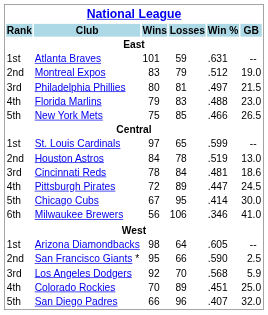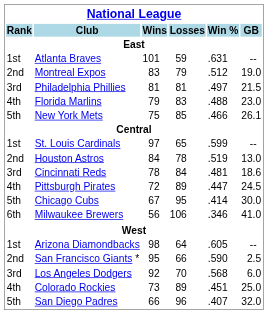(151, 87) 80 -> (151, 87) 81
(251, 115) 26.5 -> (251, 115) 26.1
(251, 273) 5.9 -> (251, 273) 6.0
(151, 287) 70 -> (151, 287) 73
